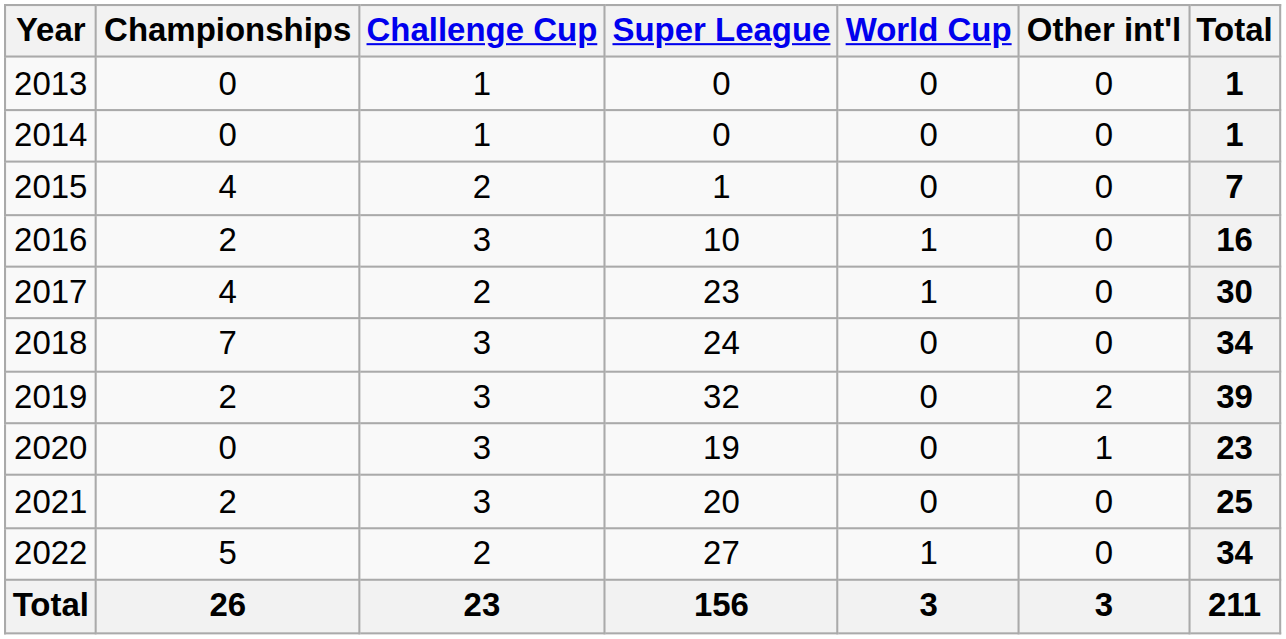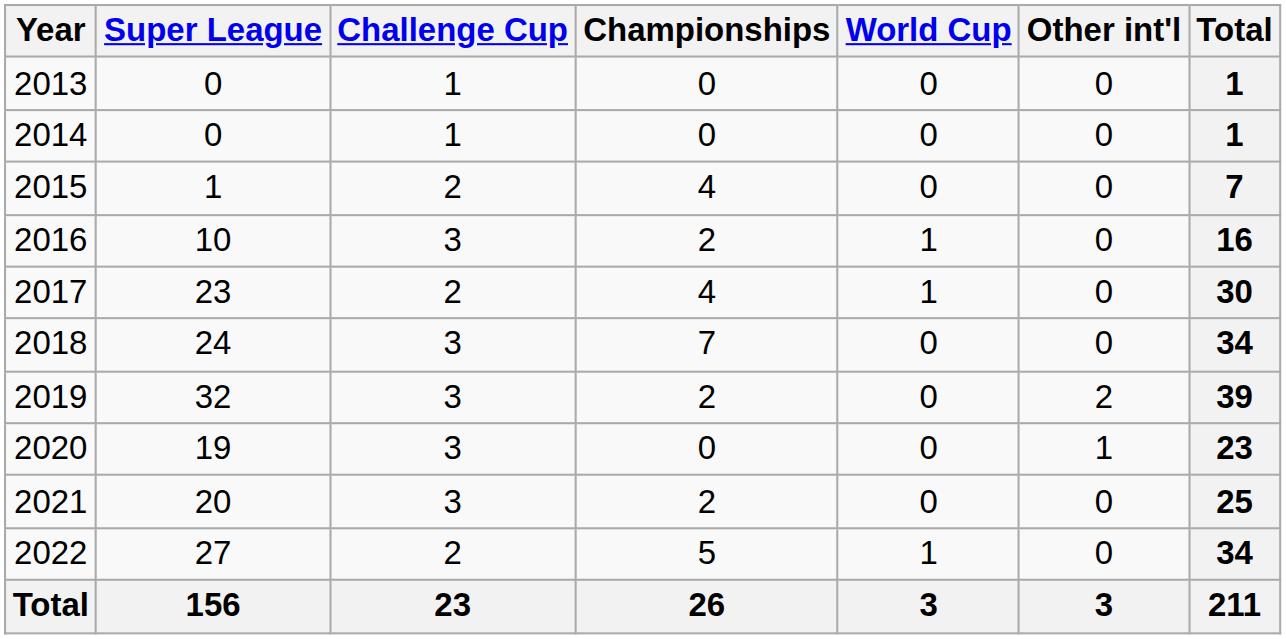columns swapped: (228, 30) <-> (721, 30)
